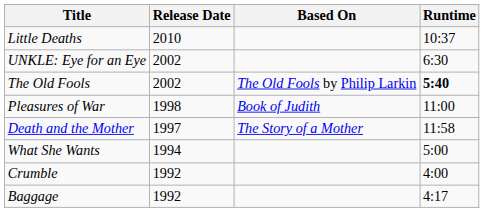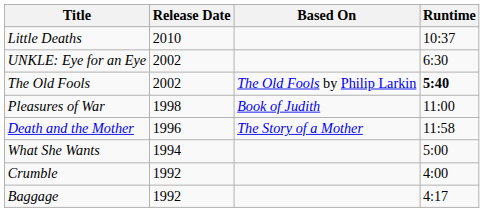(167, 128) 1997 -> (167, 128) 1996
